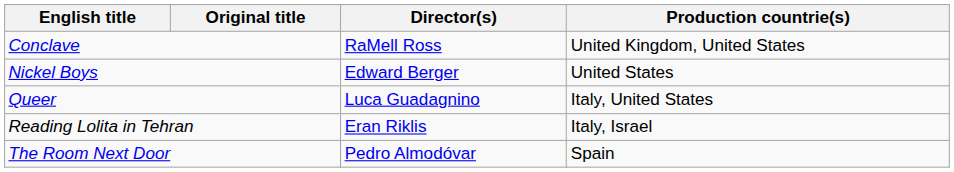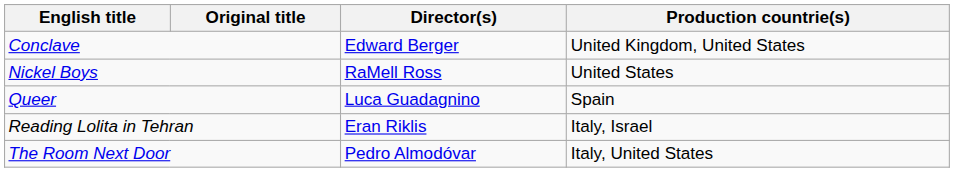(393, 45) RaMell Ross -> (402, 45) Edward Berger
(402, 72) Edward Berger -> (393, 72) RaMell Ross
(642, 99) Italy, United States -> (593, 99) Spain
(593, 153) Spain -> (642, 153) Italy, United States
